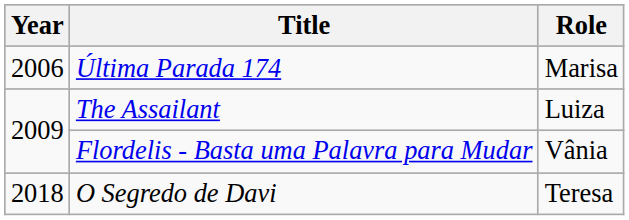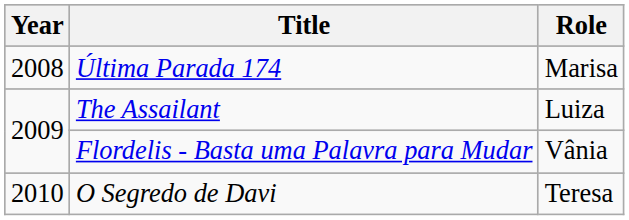(37, 67) 2006 -> (37, 67) 2008
(37, 192) 2018 -> (37, 192) 2010
